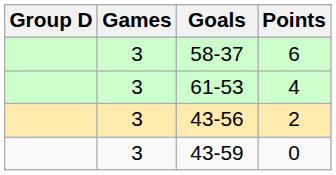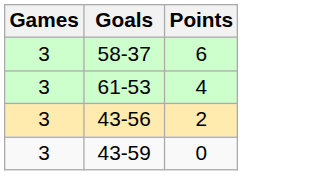- column: (51, 20)
